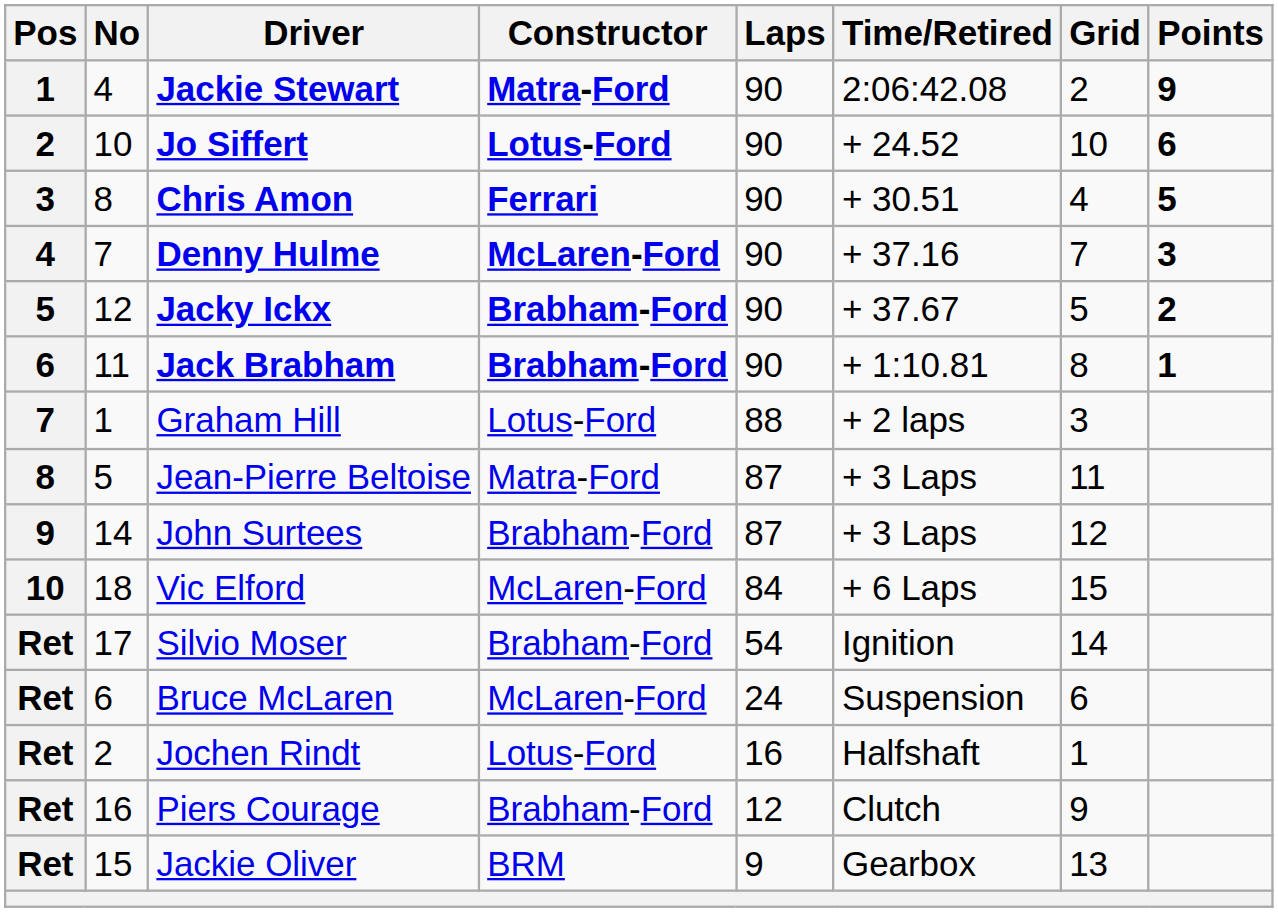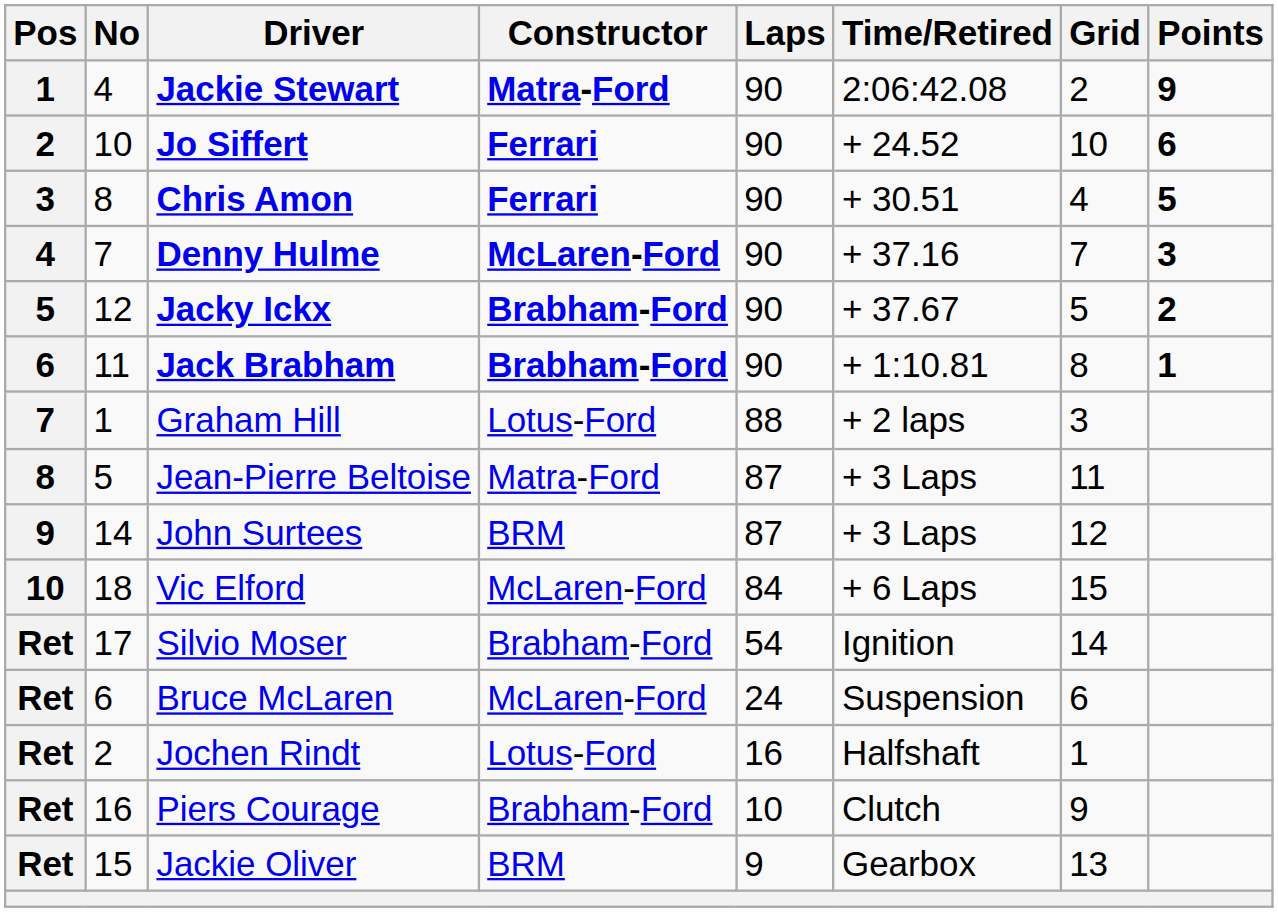(579, 144) Lotus-Ford -> (543, 144) Ferrari
(600, 531) Brabham-Ford -> (526, 531) BRM
(764, 808) 12 -> (764, 808) 10
